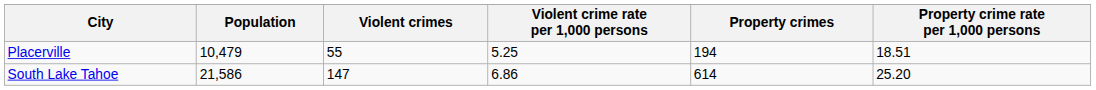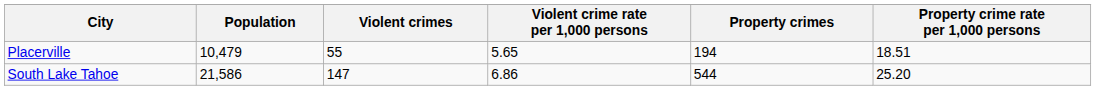(505, 52) 5.25 -> (505, 52) 5.65
(705, 74) 614 -> (705, 74) 544
